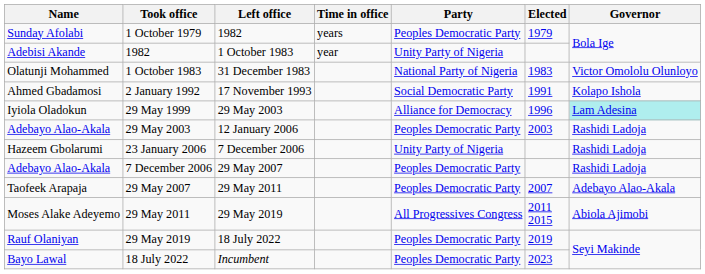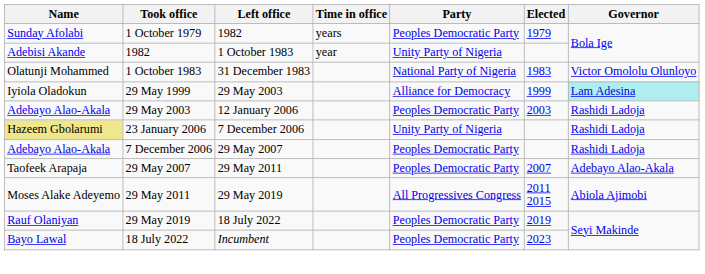- row: (163, 91)
(540, 110) 1996 -> (539, 91) 1999
(55, 149) no background -> (55, 129) khaki background
